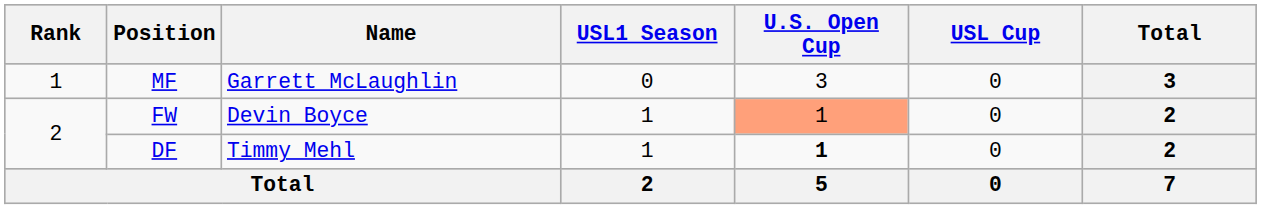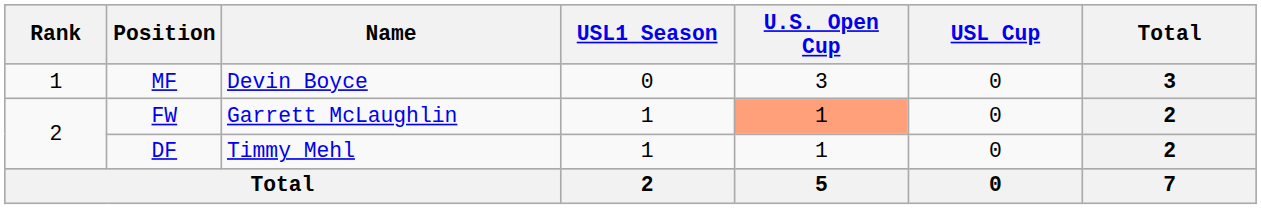(342, 82) Garrett McLaughlin -> (297, 82) Devin Boyce
(297, 116) Devin Boyce -> (342, 116) Garrett McLaughlin
(821, 151) bold -> (821, 151) normal
